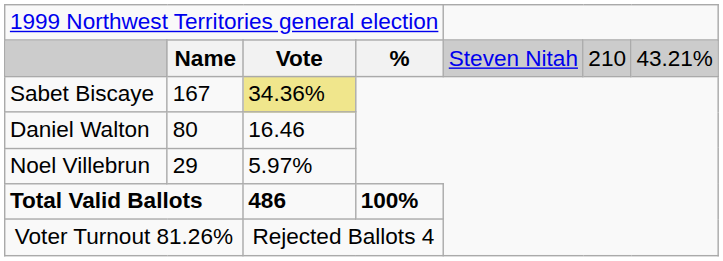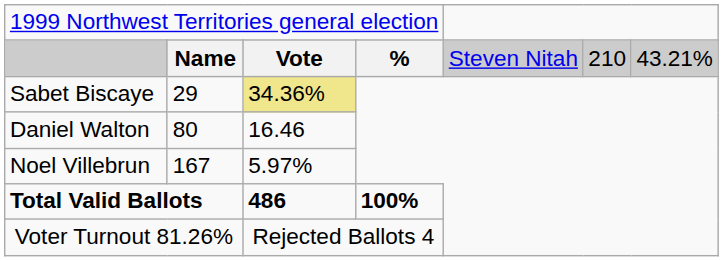(191, 93) 167 -> (185, 93) 29
(185, 165) 29 -> (191, 165) 167
